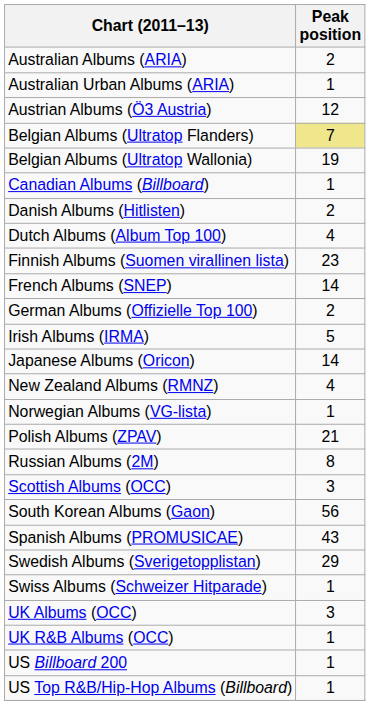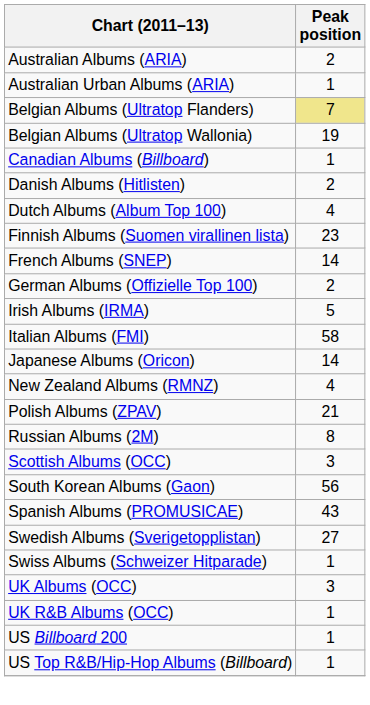- row: (110, 110)
+ row: (79, 336)
- row: (110, 411)
(330, 562) 29 -> (330, 537) 27
